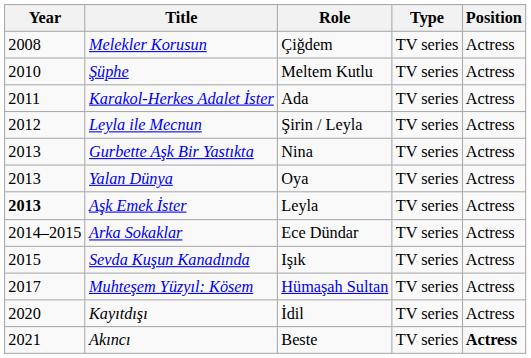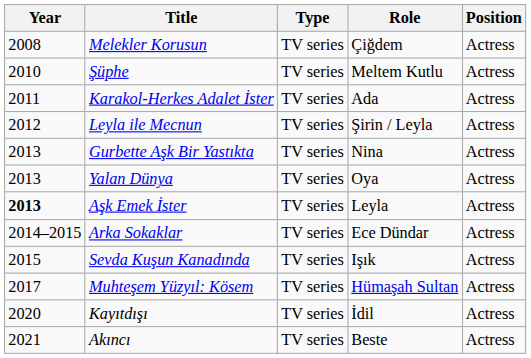columns swapped: (335, 18) <-> (427, 18)
(491, 339) bold -> (490, 339) normal
